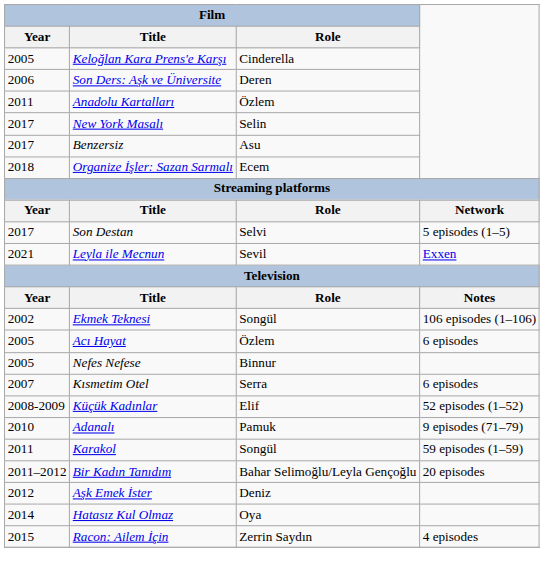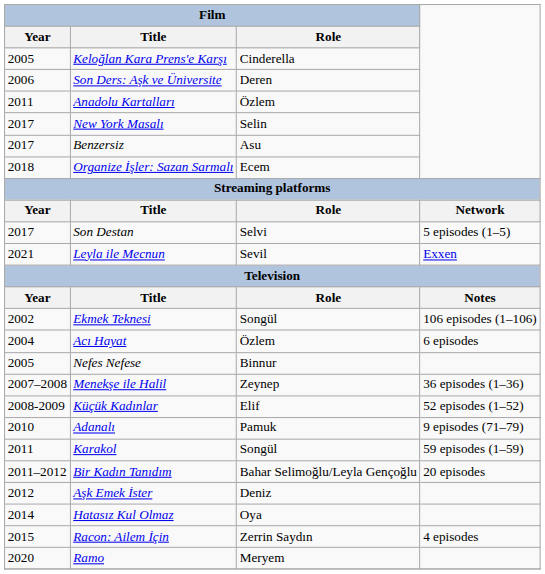(21, 341) 2005 -> (21, 341) 2004
- row: (111, 384)
+ row: (120, 384)
+ row: (89, 558)
